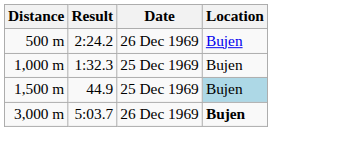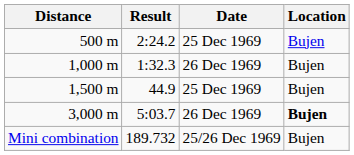(160, 41) 26 Dec 1969 -> (222, 41) 25 Dec 1969
(160, 65) 25 Dec 1969 -> (222, 65) 26 Dec 1969
(224, 89) lightblue background -> (306, 89) no background
+ row: (63, 138)
